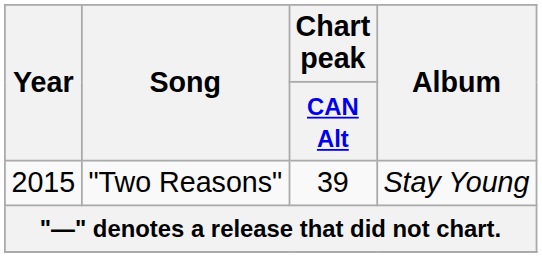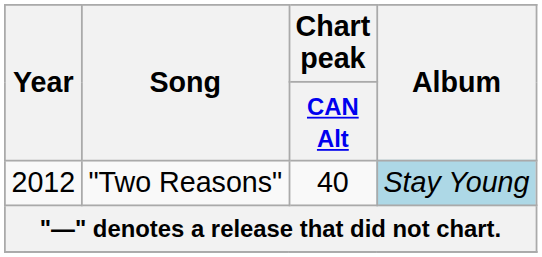(43, 182) 2015 -> (43, 182) 2012
(333, 182) 39 -> (333, 182) 40
(456, 182) no background -> (456, 182) lightblue background
